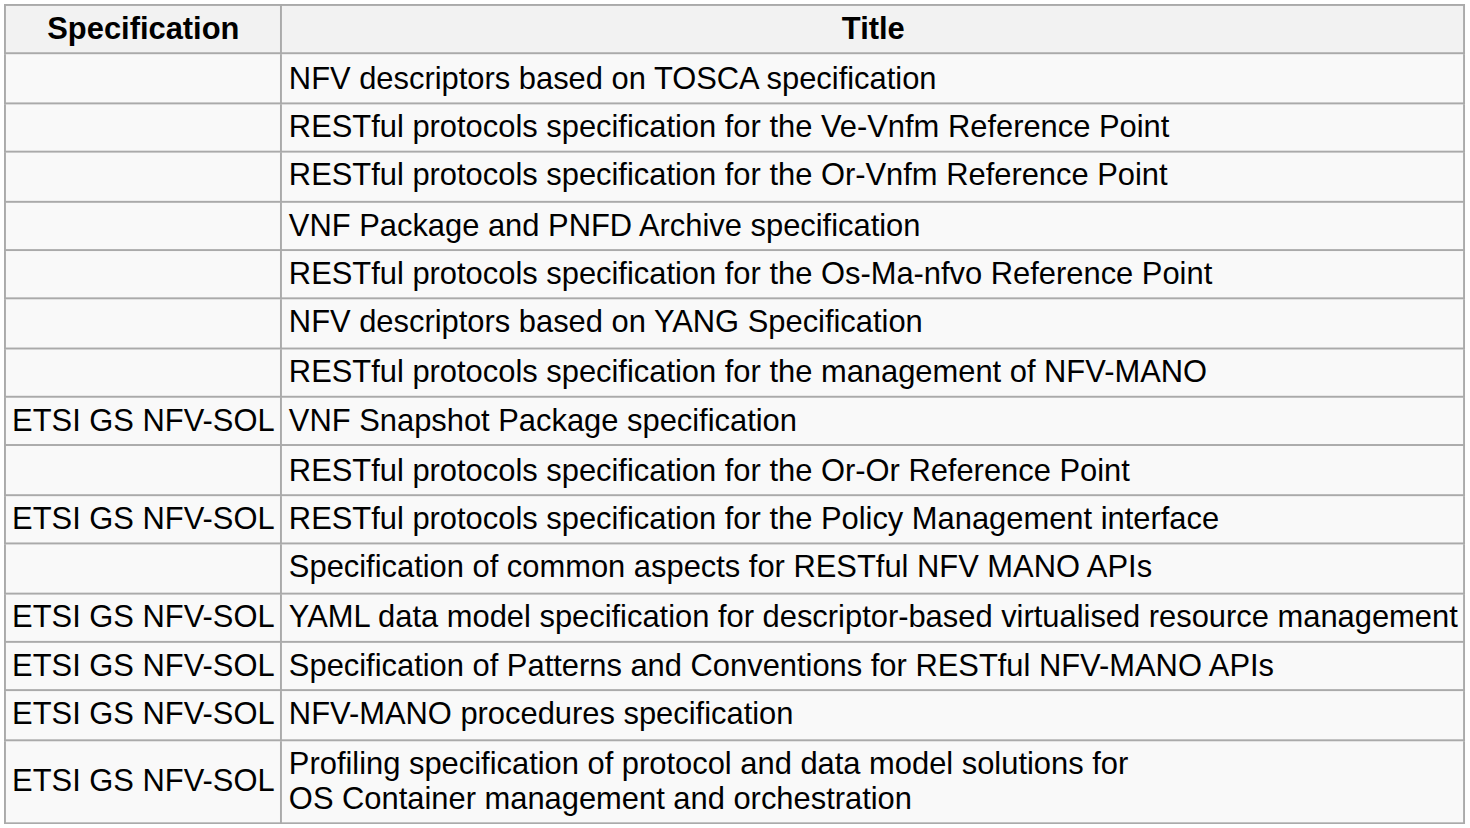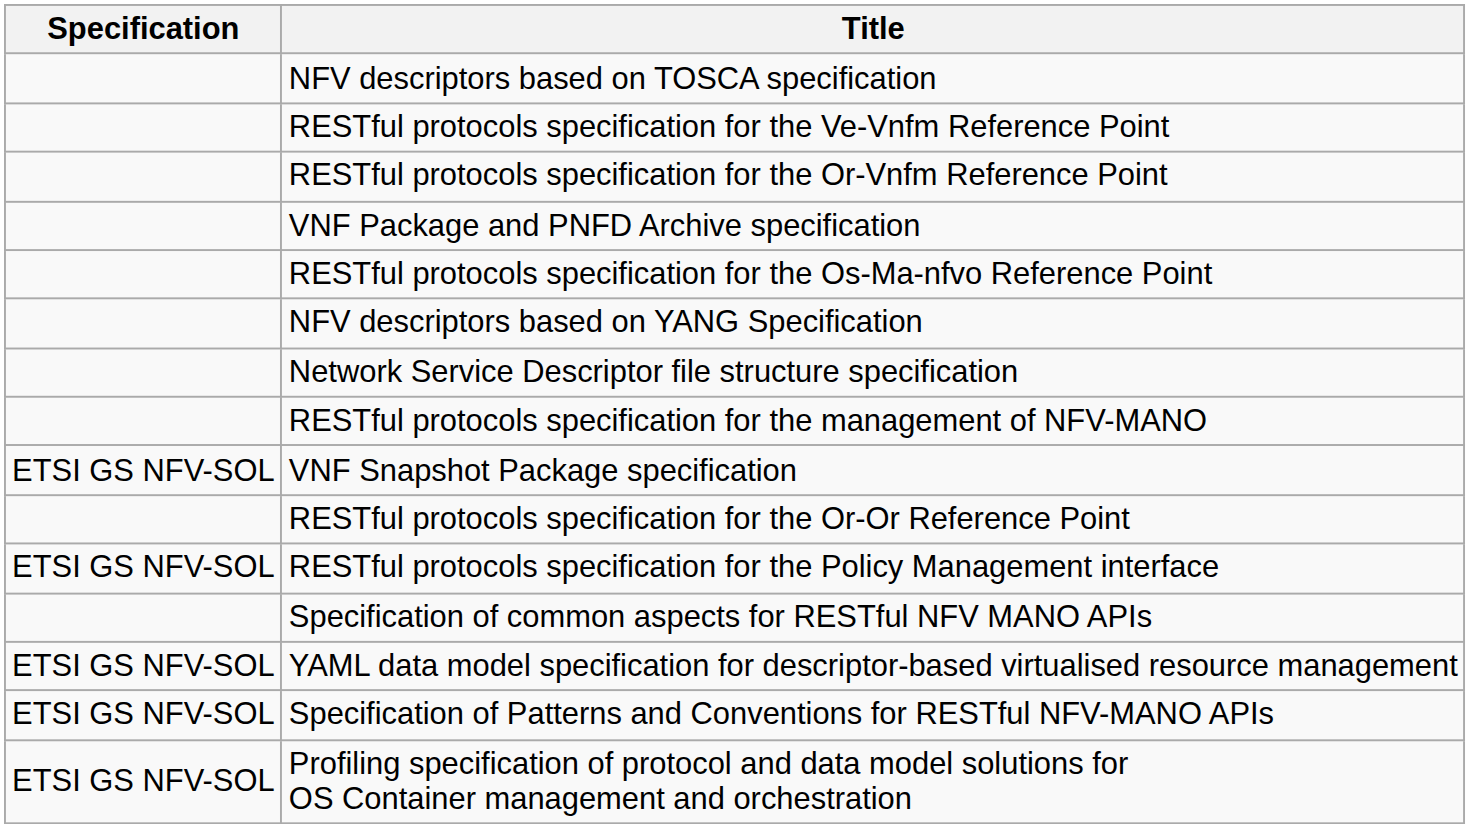+ row: (654, 371)
- row: (541, 714)
